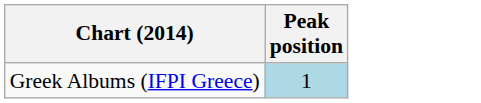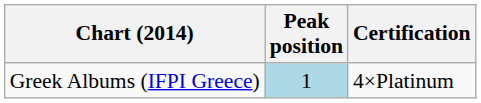+ column: (412, 33)
